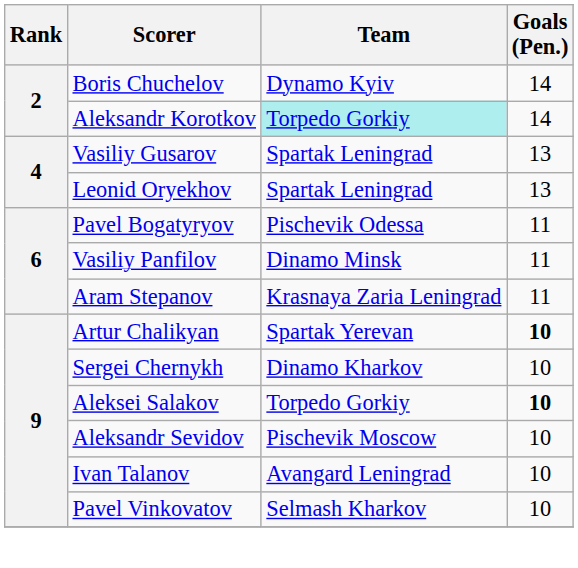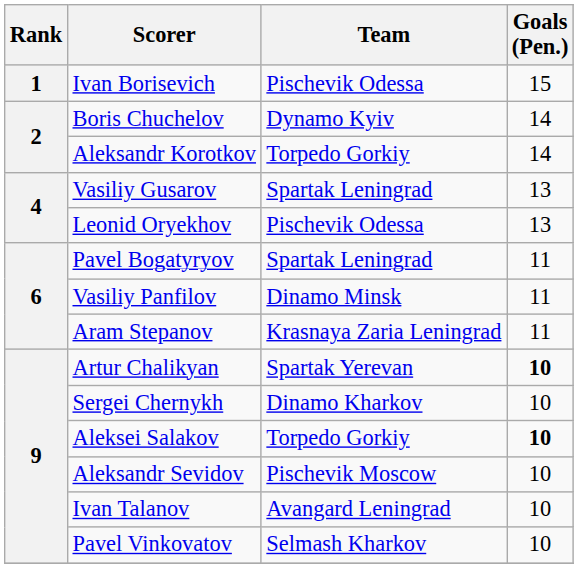+ row: (144, 82)
(338, 118) paleturquoise background -> (338, 154) no background
(349, 189) Spartak Leningrad -> (345, 225) Pischevik Odessa
(345, 225) Pischevik Odessa -> (349, 260) Spartak Leningrad
